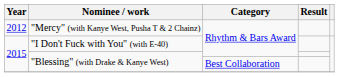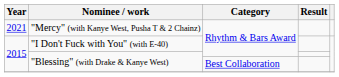(17, 28) 2012 -> (17, 28) 2021
